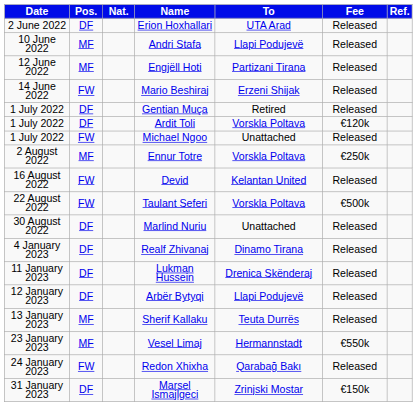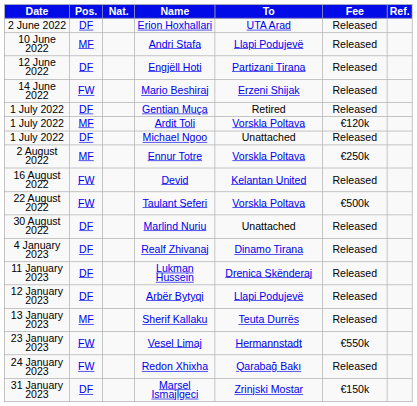(86, 67) MF -> (86, 67) DF
(86, 123) DF -> (86, 123) MF
(86, 138) FW -> (86, 138) DF
(86, 343) MF -> (86, 343) FW
